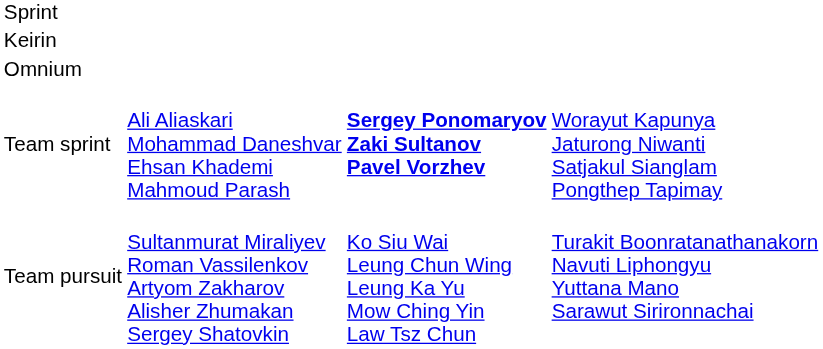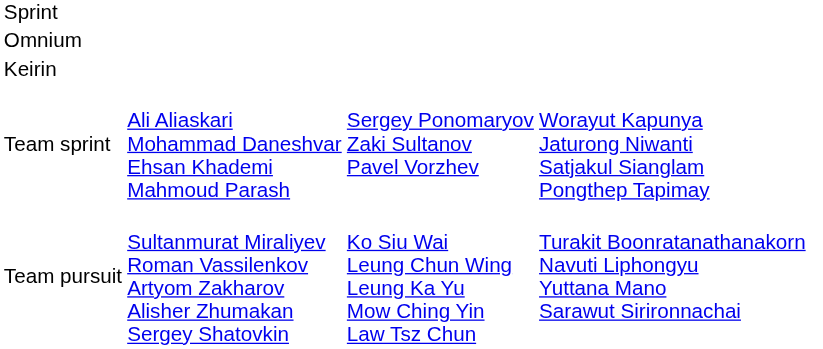rows swapped: (30, 40) <-> (43, 69)
(447, 143) bold -> (440, 143) normal
